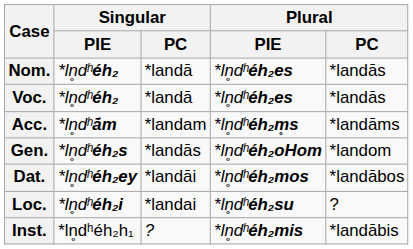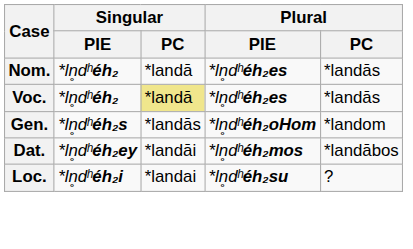(169, 97) no background -> (169, 97) khaki background
- row: (29, 124)
- row: (29, 230)
